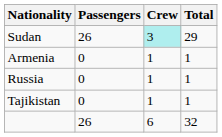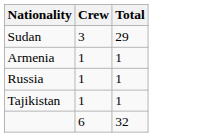- column: (109, 15)
(150, 36) paleturquoise background -> (81, 36) no background
